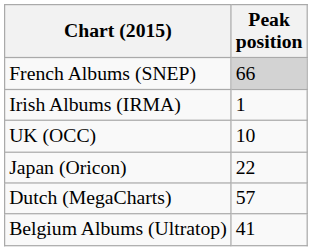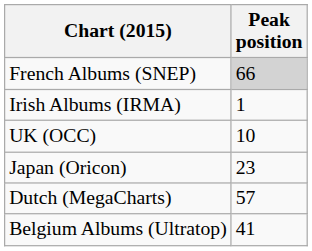(246, 167) 22 -> (246, 167) 23
